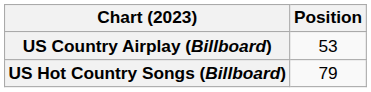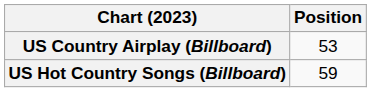(328, 73) 79 -> (328, 73) 59
